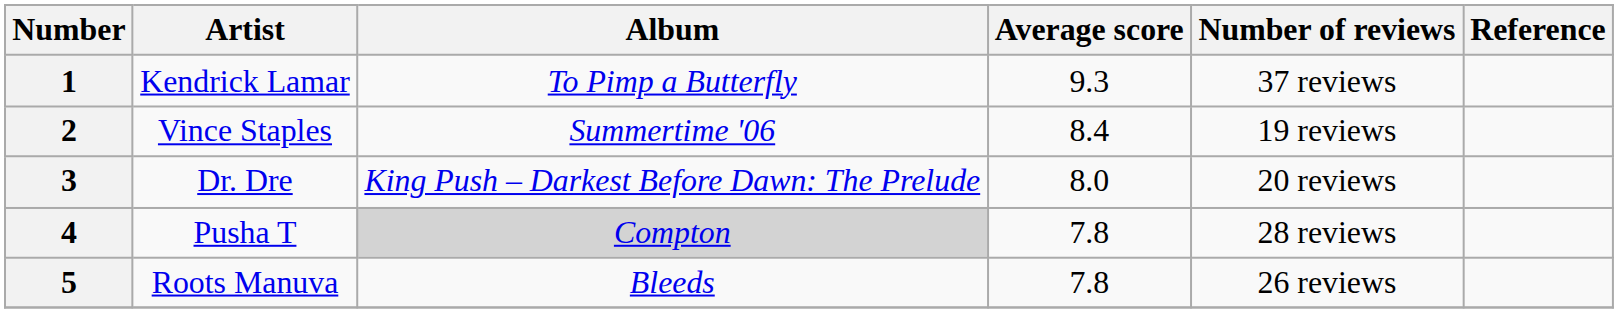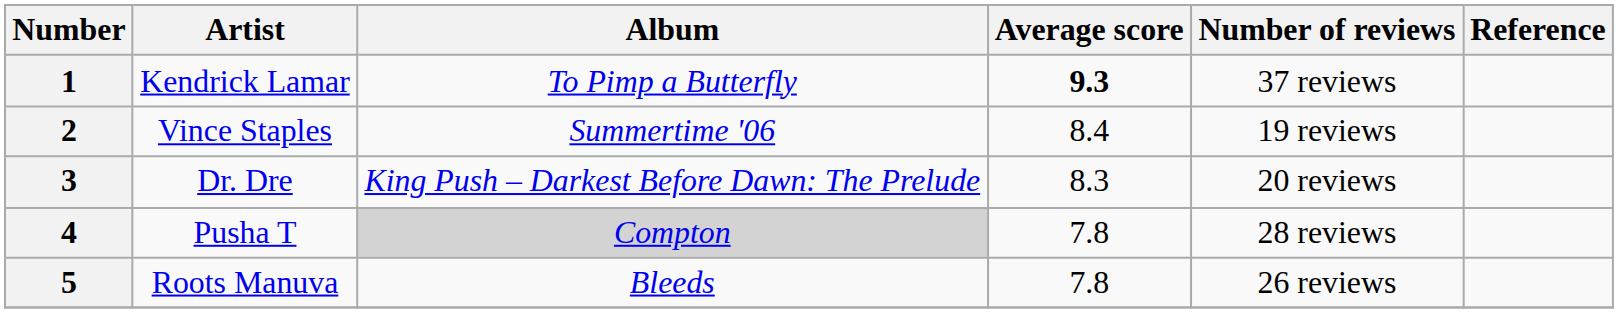(1089, 80) normal -> (1089, 80) bold
(1089, 181) 8.0 -> (1089, 181) 8.3
